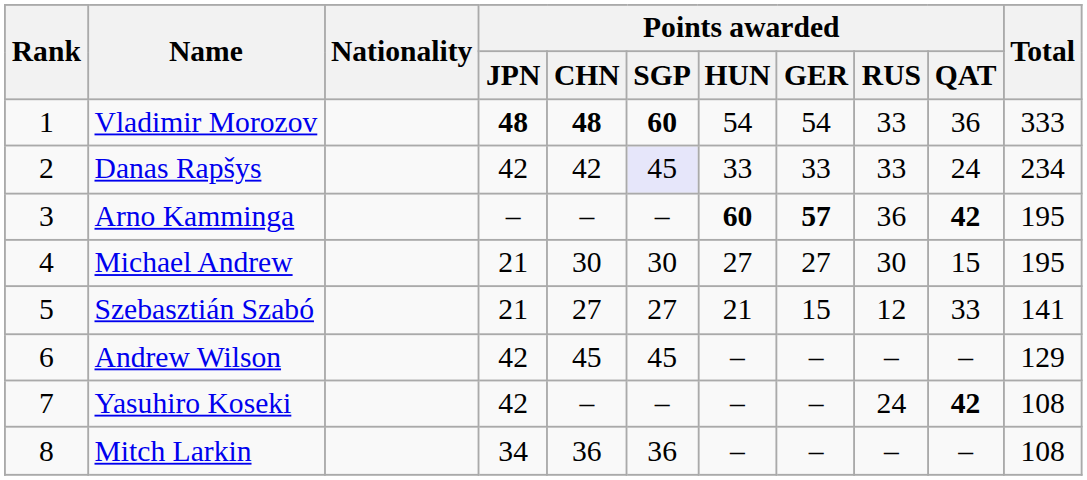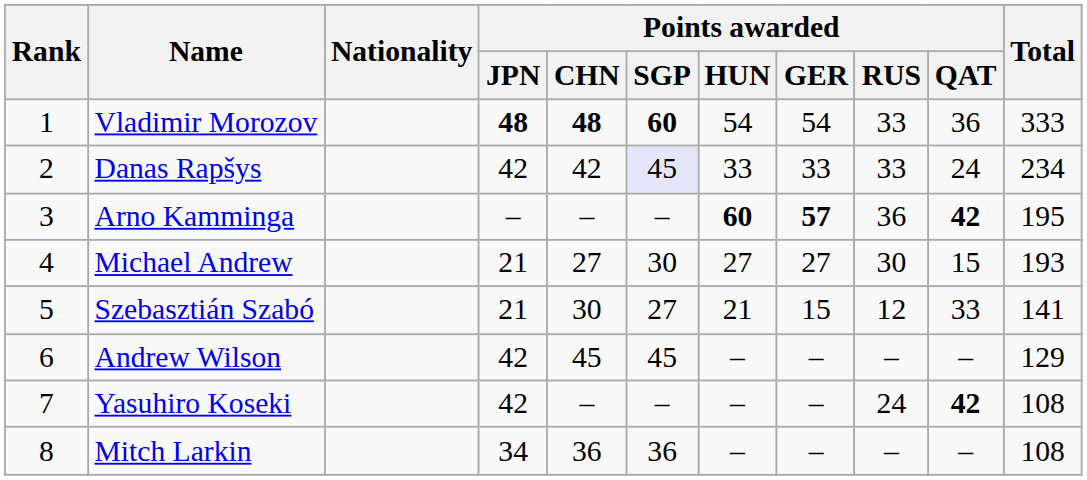(587, 262) 30 -> (587, 262) 27
(1043, 262) 195 -> (1043, 262) 193
(587, 309) 27 -> (587, 309) 30
